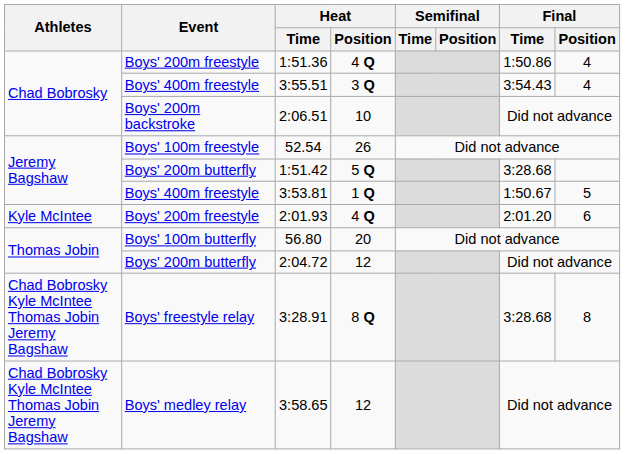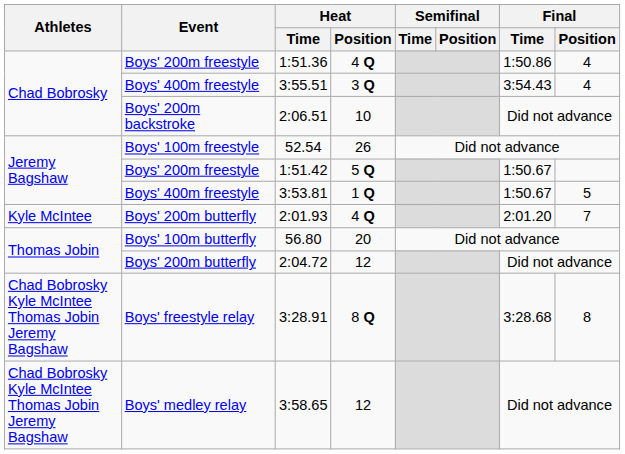(190, 170) Boys' 200m butterfly -> (192, 170) Boys' 200m freestyle
(527, 170) 3:28.68 -> (527, 170) 1:50.67
(192, 216) Boys' 200m freestyle -> (190, 216) Boys' 200m butterfly
(587, 216) 6 -> (587, 216) 7
